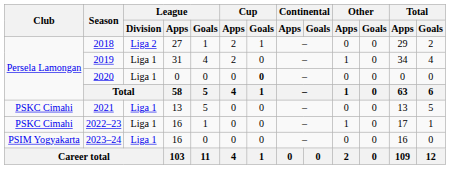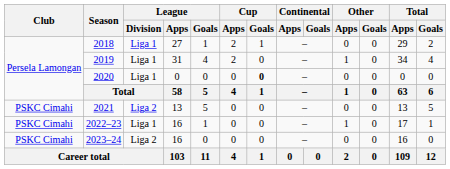(144, 44) Liga 2 -> (144, 44) Liga 1
(144, 108) Liga 1 -> (144, 108) Liga 2
(44, 140) PSIM Yogyakarta -> (44, 140) PSKC Cimahi
(144, 140) Liga 1 -> (144, 140) Liga 2
